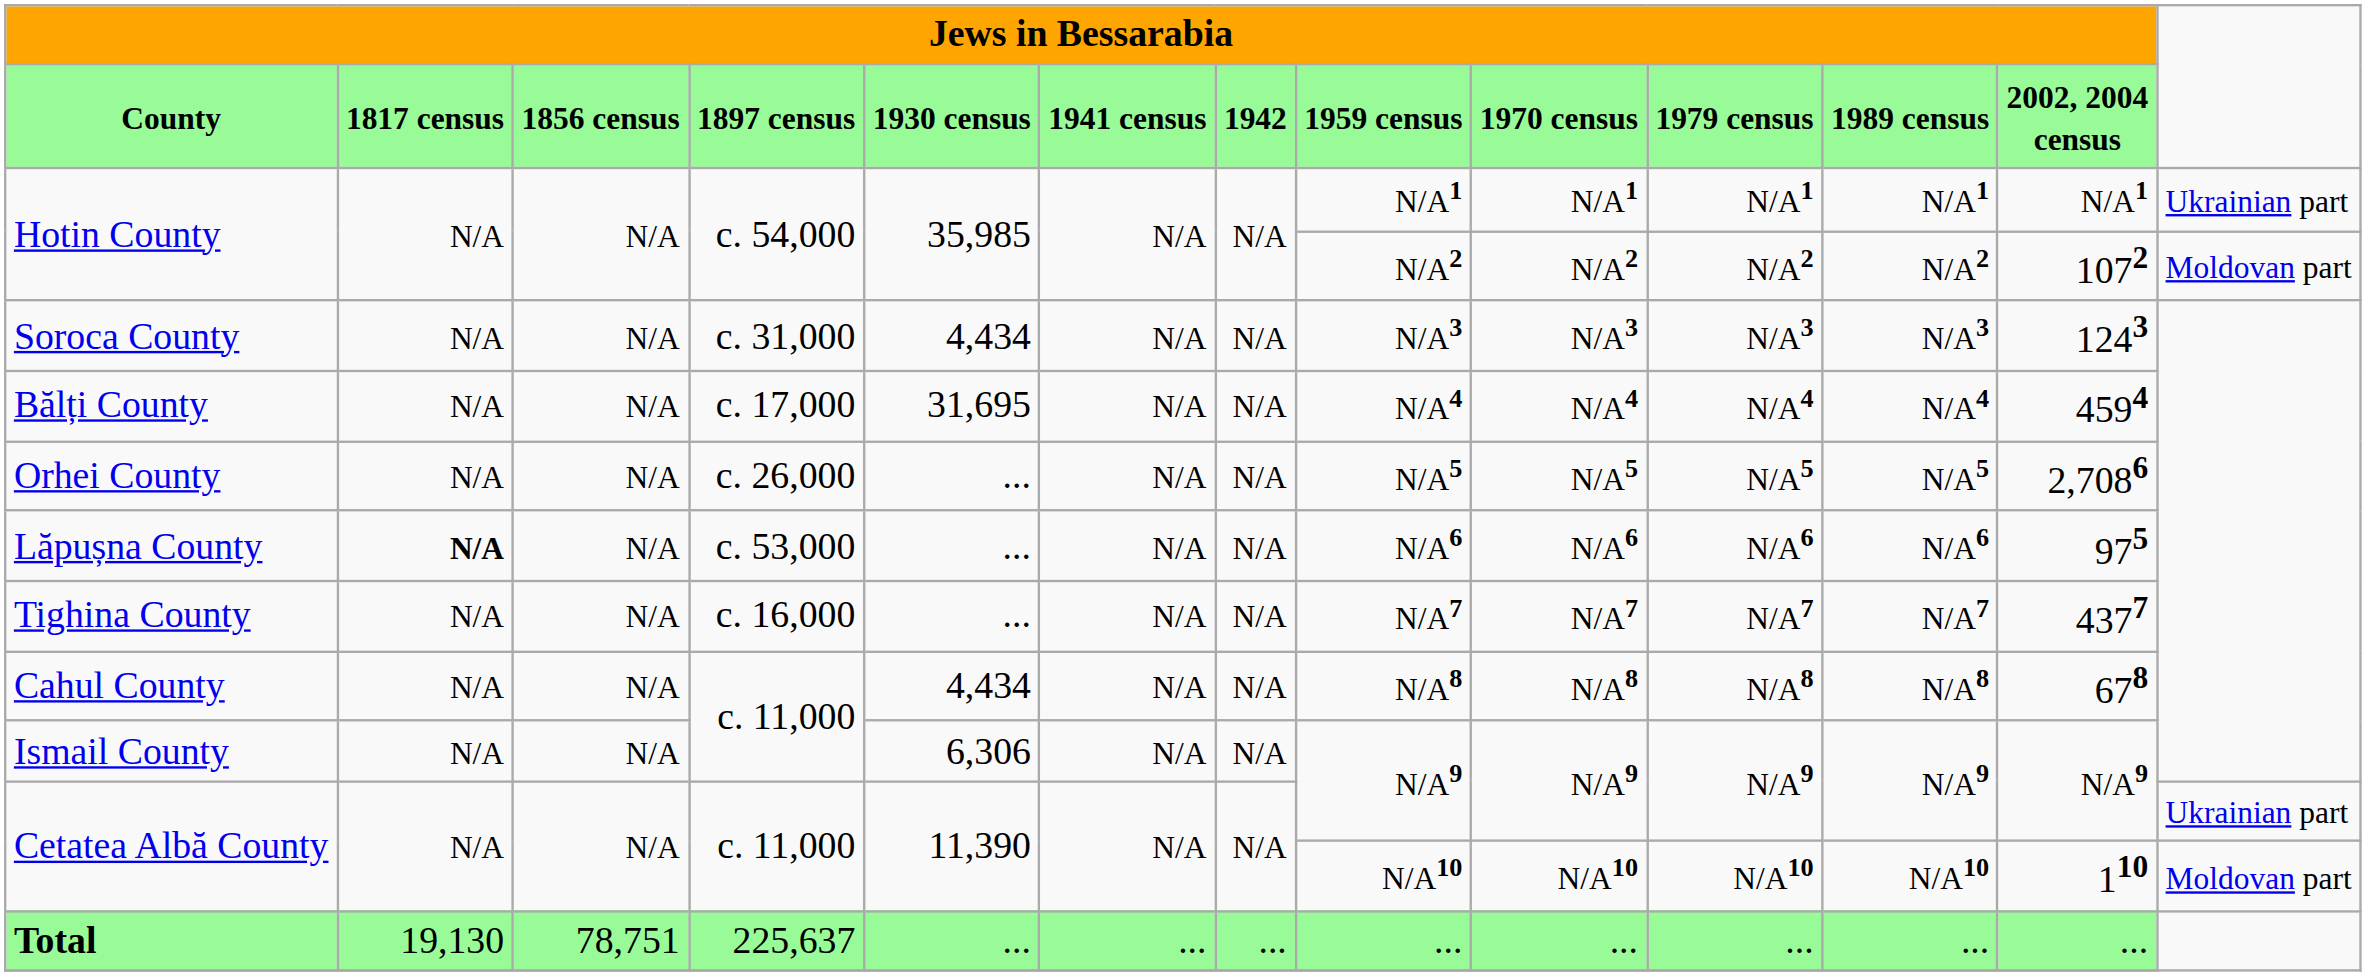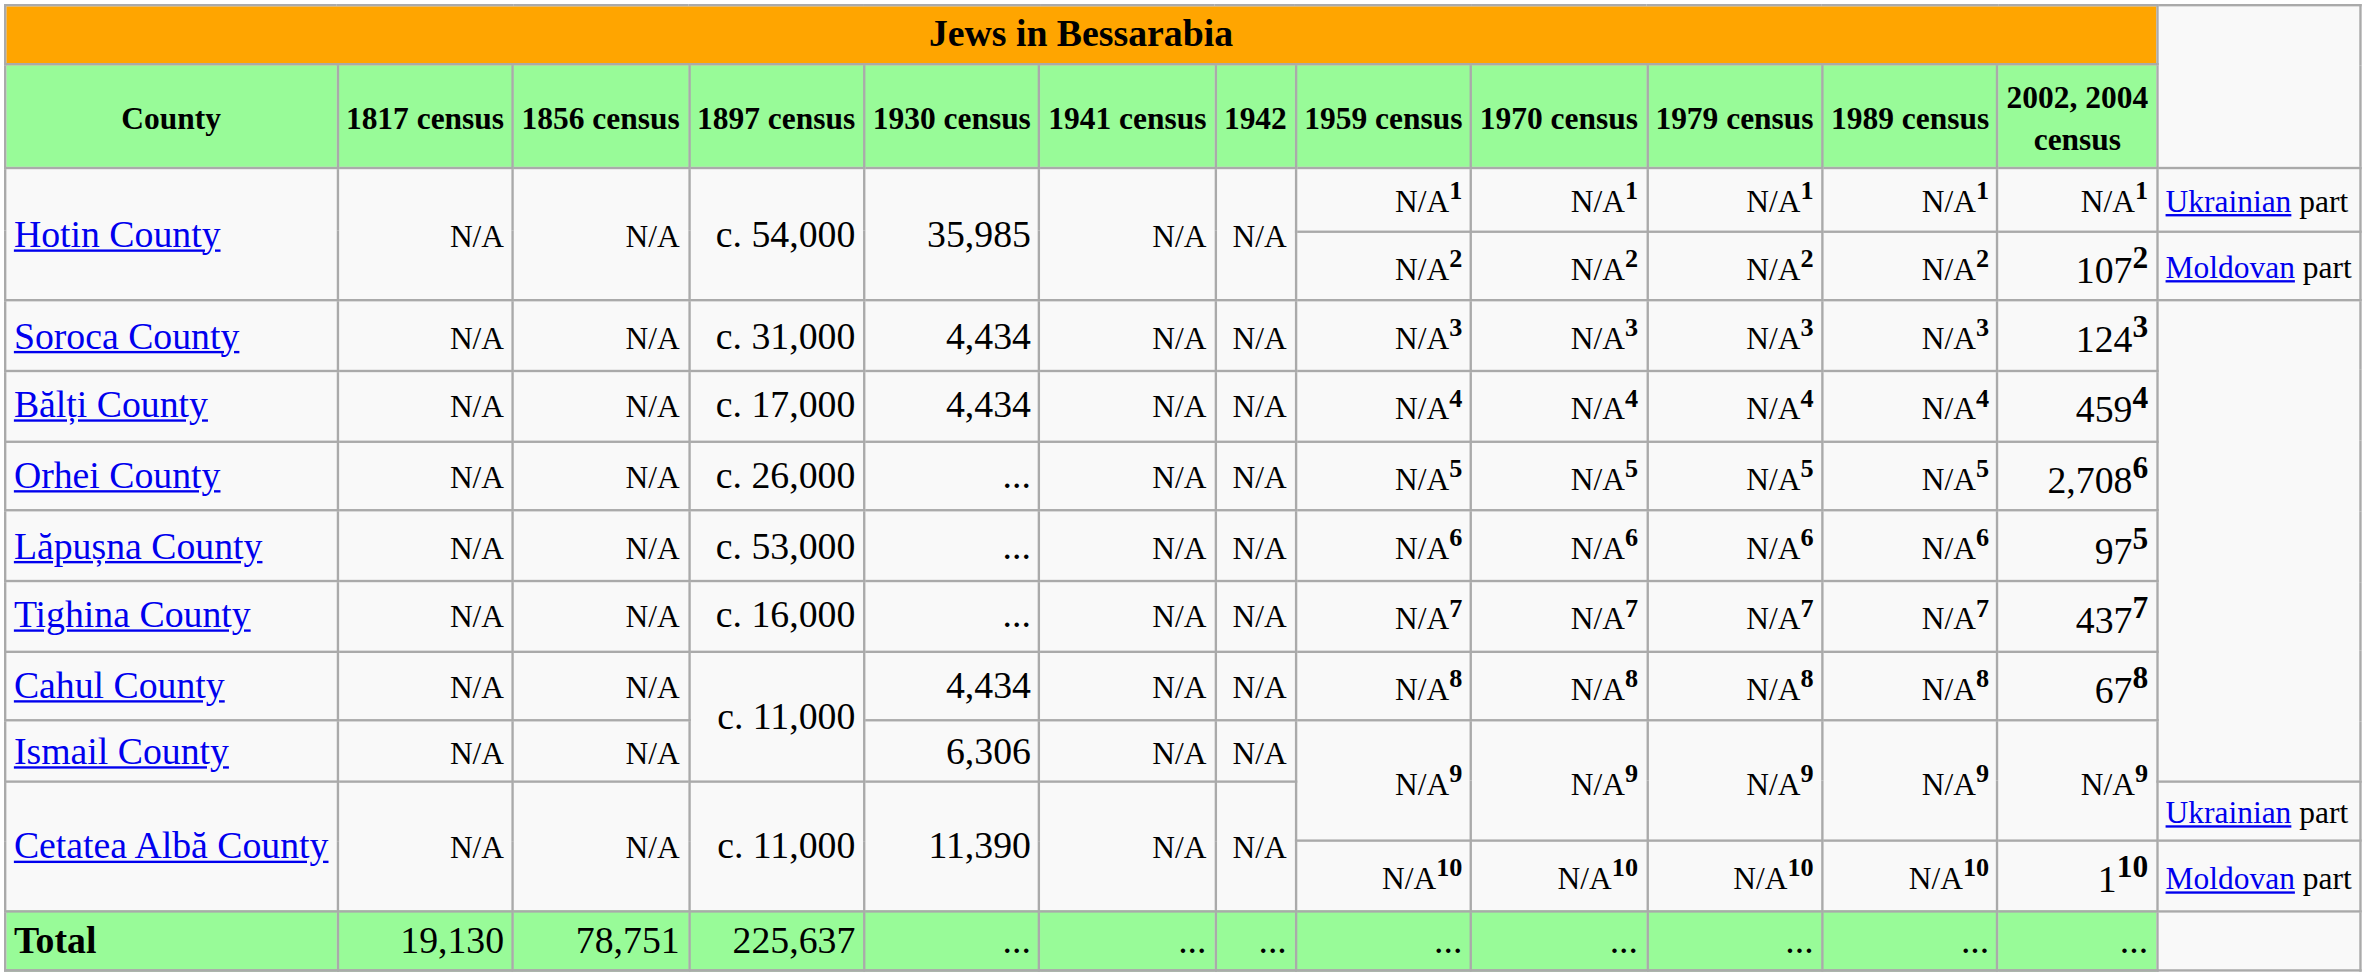(979, 405) 31,695 -> (988, 405) 4,434
(477, 545) bold -> (477, 547) normal
